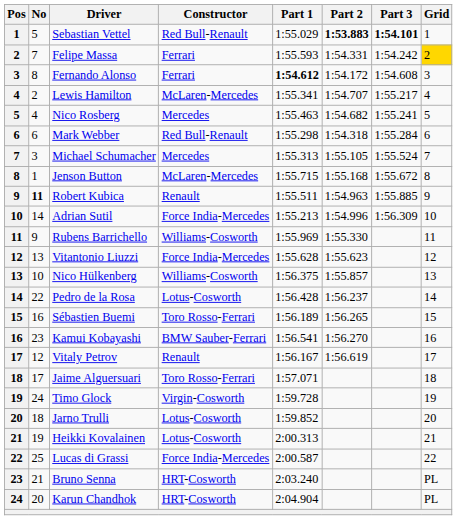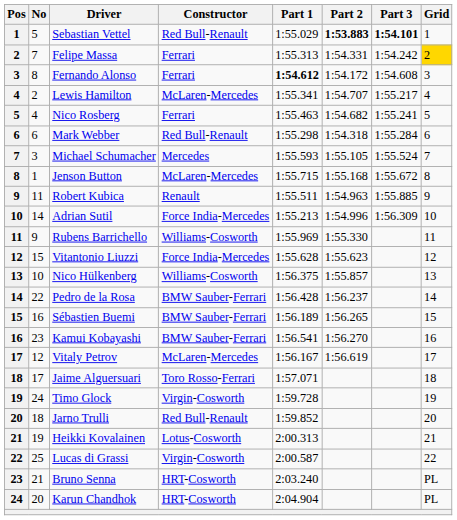(297, 54) 1:55.593 -> (297, 54) 1:55.313
(185, 115) Mercedes -> (178, 115) Ferrari
(297, 155) 1:55.313 -> (297, 155) 1:55.593
(37, 195) bold -> (37, 195) normal
(38, 256) 13 -> (38, 256) 15
(201, 296) Lotus-Cosworth -> (214, 296) BMW Sauber-Ferrari
(208, 317) Toro Rosso-Ferrari -> (214, 317) BMW Sauber-Ferrari
(181, 357) Renault -> (210, 357) McLaren-Mercedes
(201, 418) Lotus-Cosworth -> (205, 418) Red Bull-Renault
(215, 458) Force India-Mercedes -> (203, 458) Virgin-Cosworth
